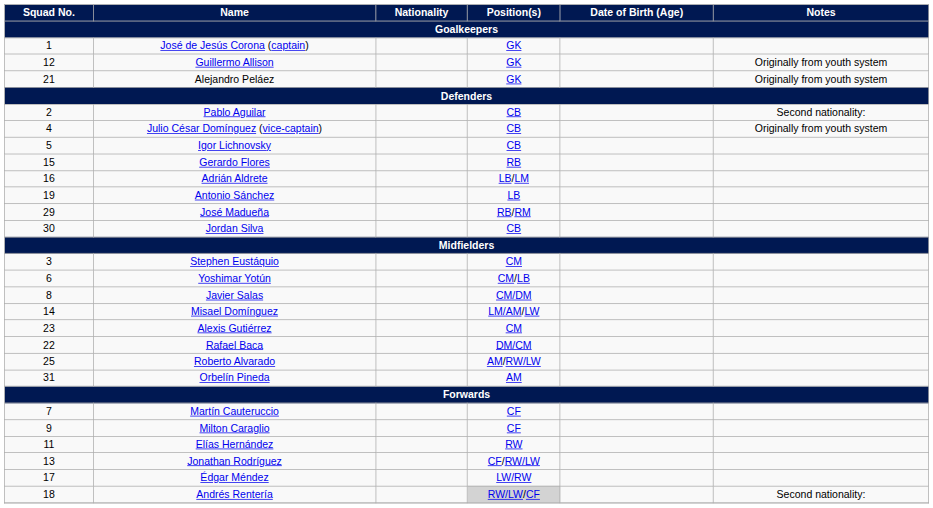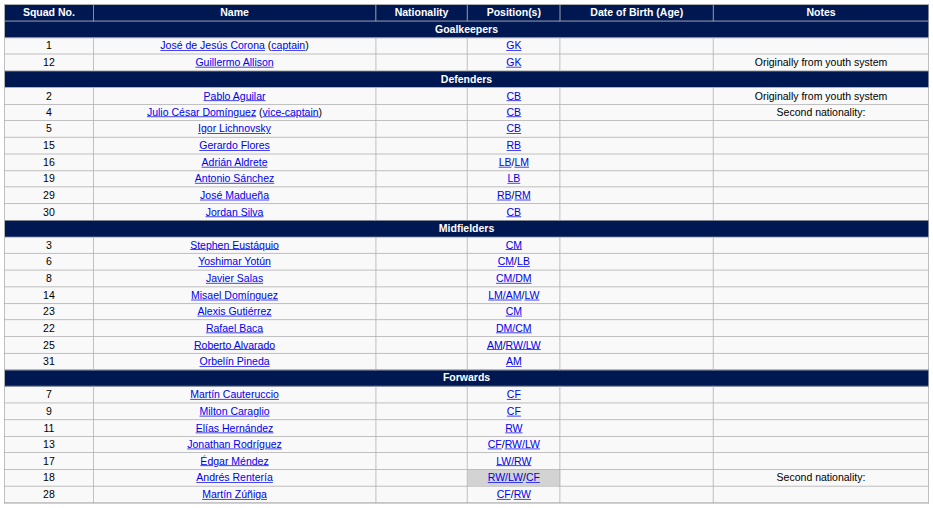- row: (235, 79)
(821, 113) Second nationality: -> (821, 96) Originally from youth system
(821, 129) Originally from youth system -> (821, 113) Second nationality:
+ row: (235, 495)
